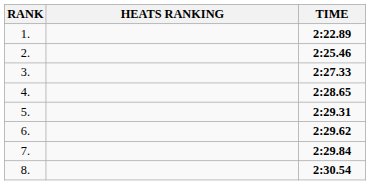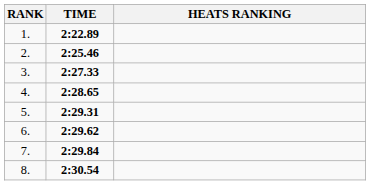columns swapped: (172, 14) <-> (332, 14)
